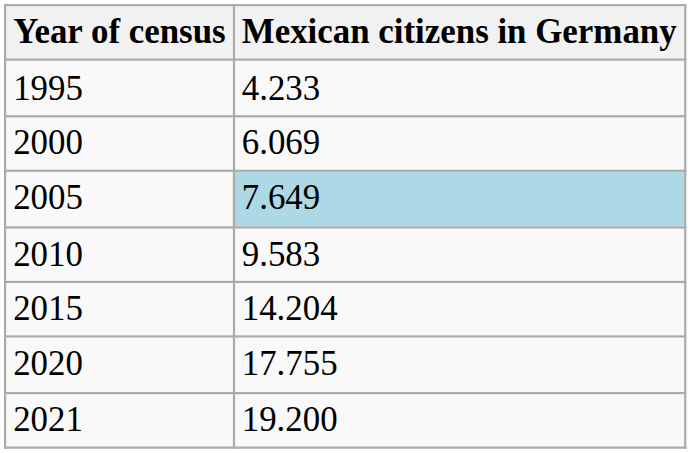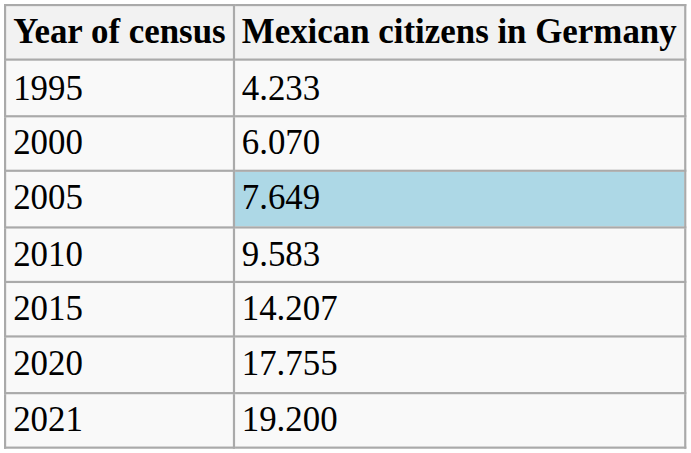(281, 142) 6.069 -> (281, 142) 6.070
(290, 308) 14.204 -> (290, 308) 14.207
